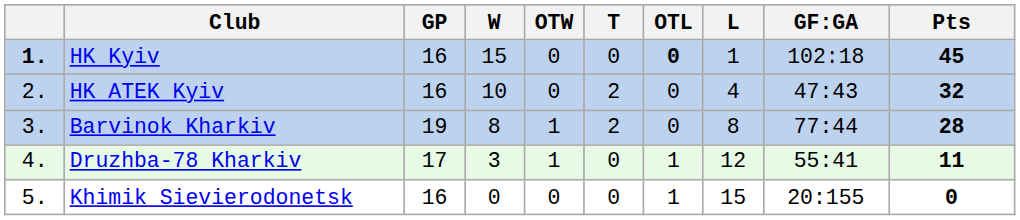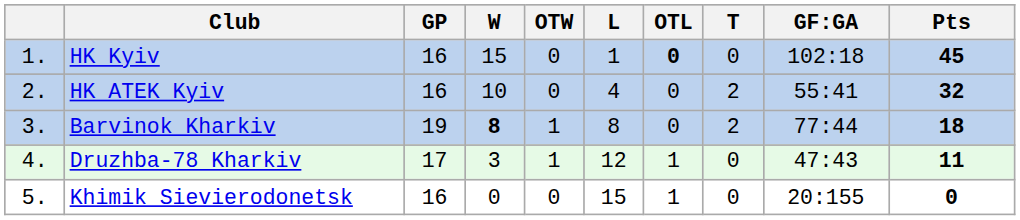columns swapped: (614, 22) <-> (733, 22)
(35, 57) bold -> (35, 57) normal
(826, 92) 47:43 -> (826, 92) 55:41
(494, 127) normal -> (494, 127) bold
(952, 127) 28 -> (952, 127) 18
(826, 162) 55:41 -> (826, 162) 47:43
